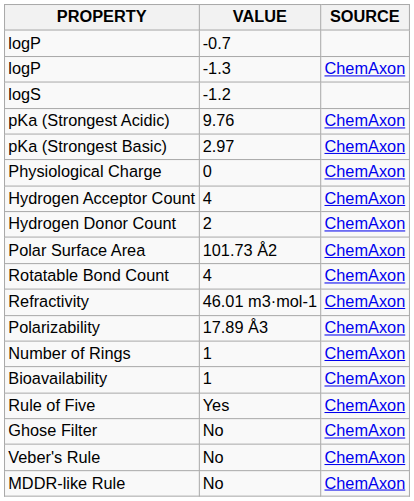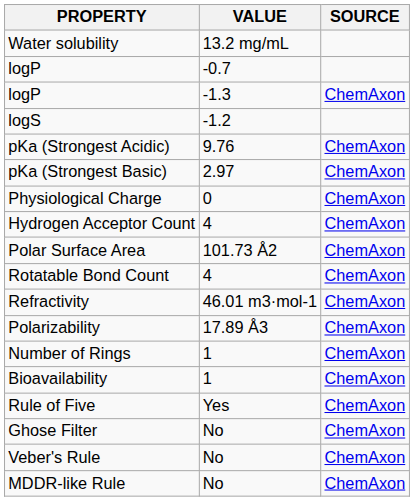+ row: (63, 43)
- row: (92, 224)
